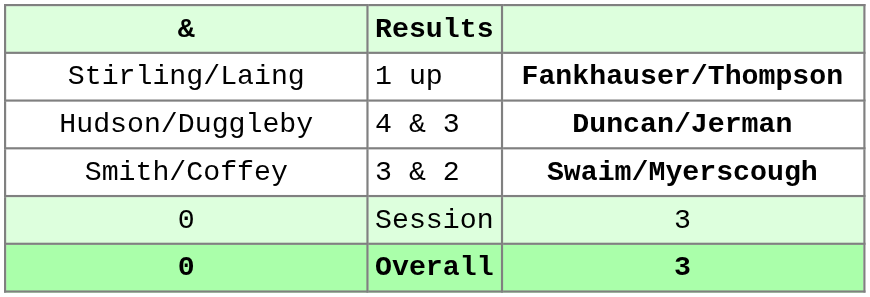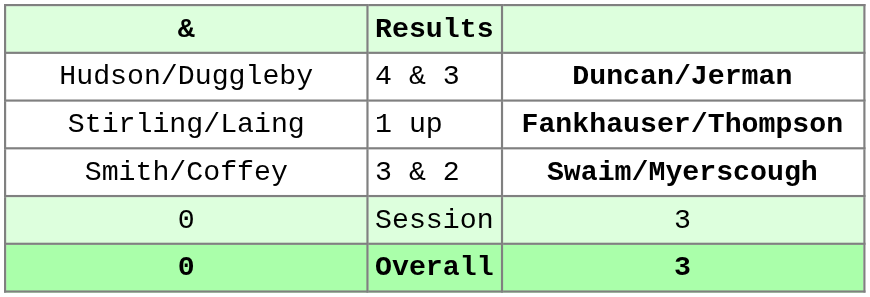rows swapped: (186, 124) <-> (186, 77)
